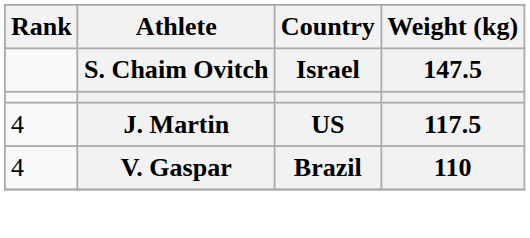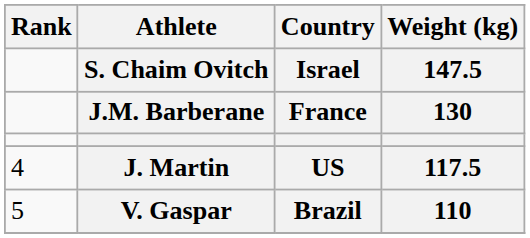+ row: (176, 112)
(18, 167) 4 -> (18, 210) 5
